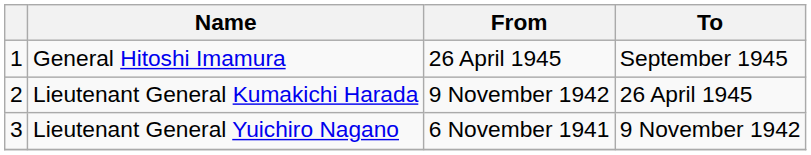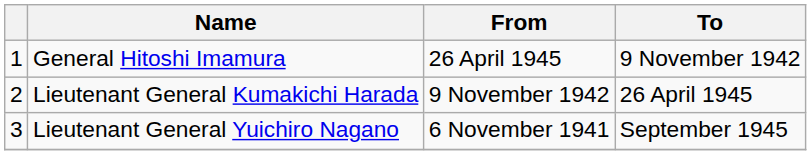(704, 58) September 1945 -> (710, 58) 9 November 1942
(710, 130) 9 November 1942 -> (704, 130) September 1945
